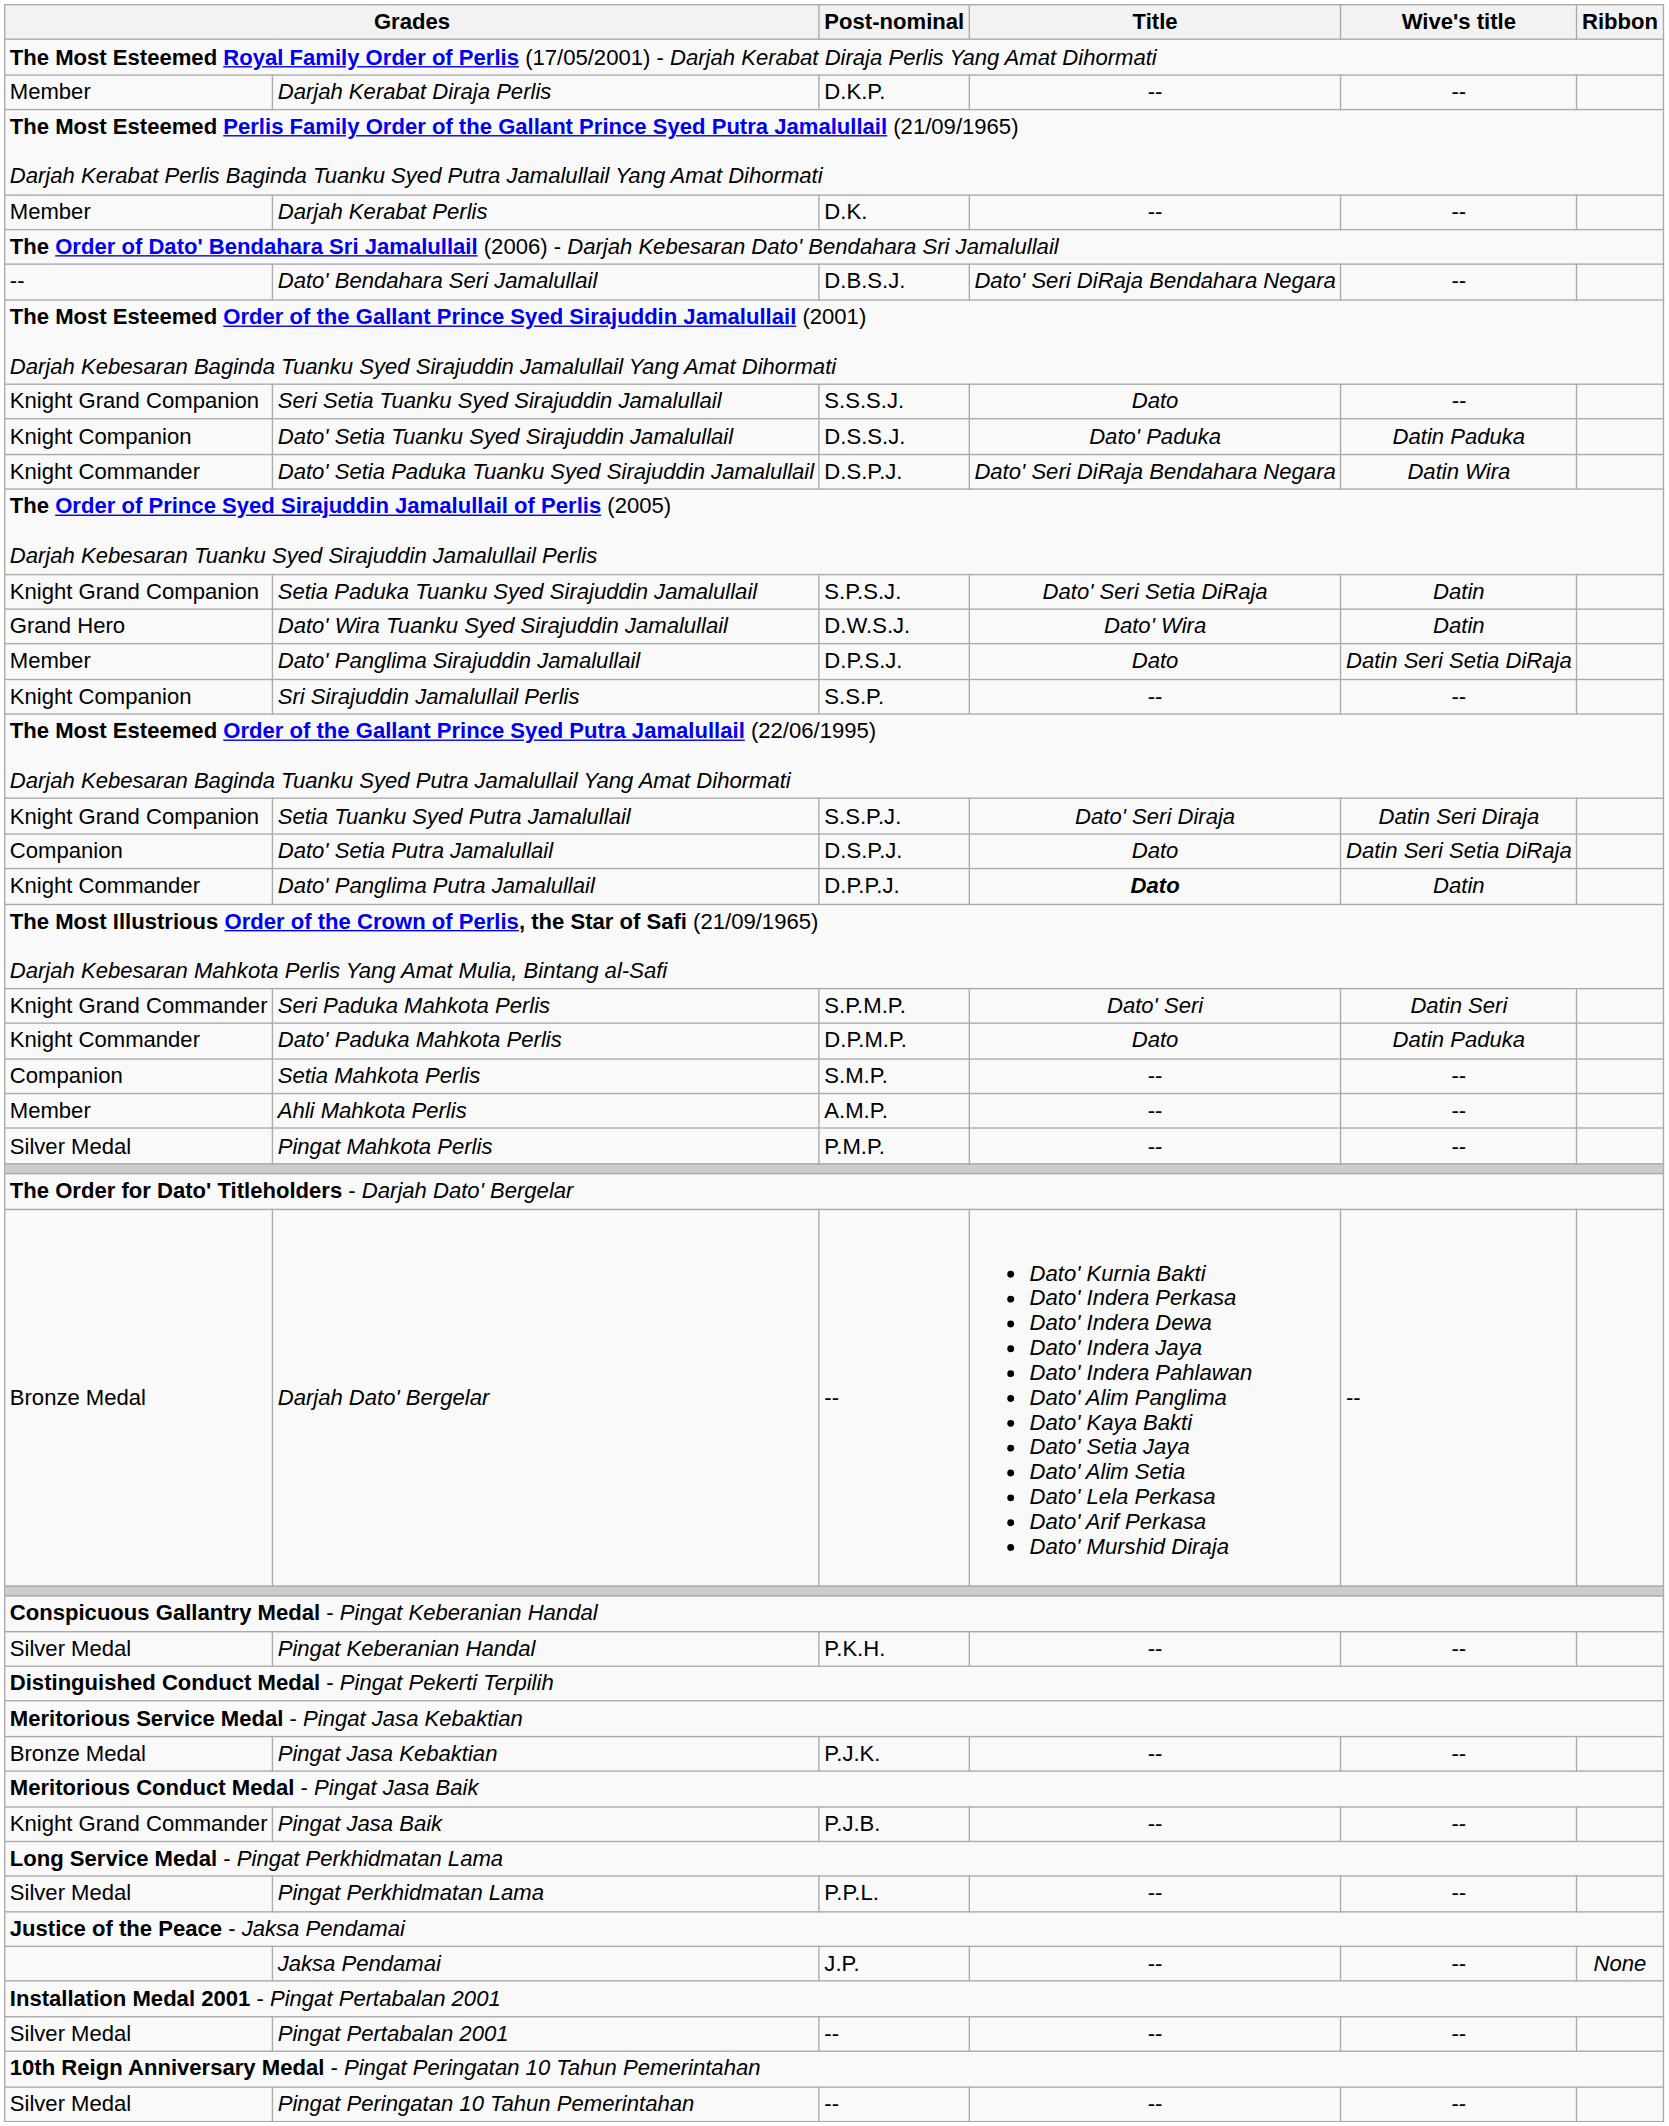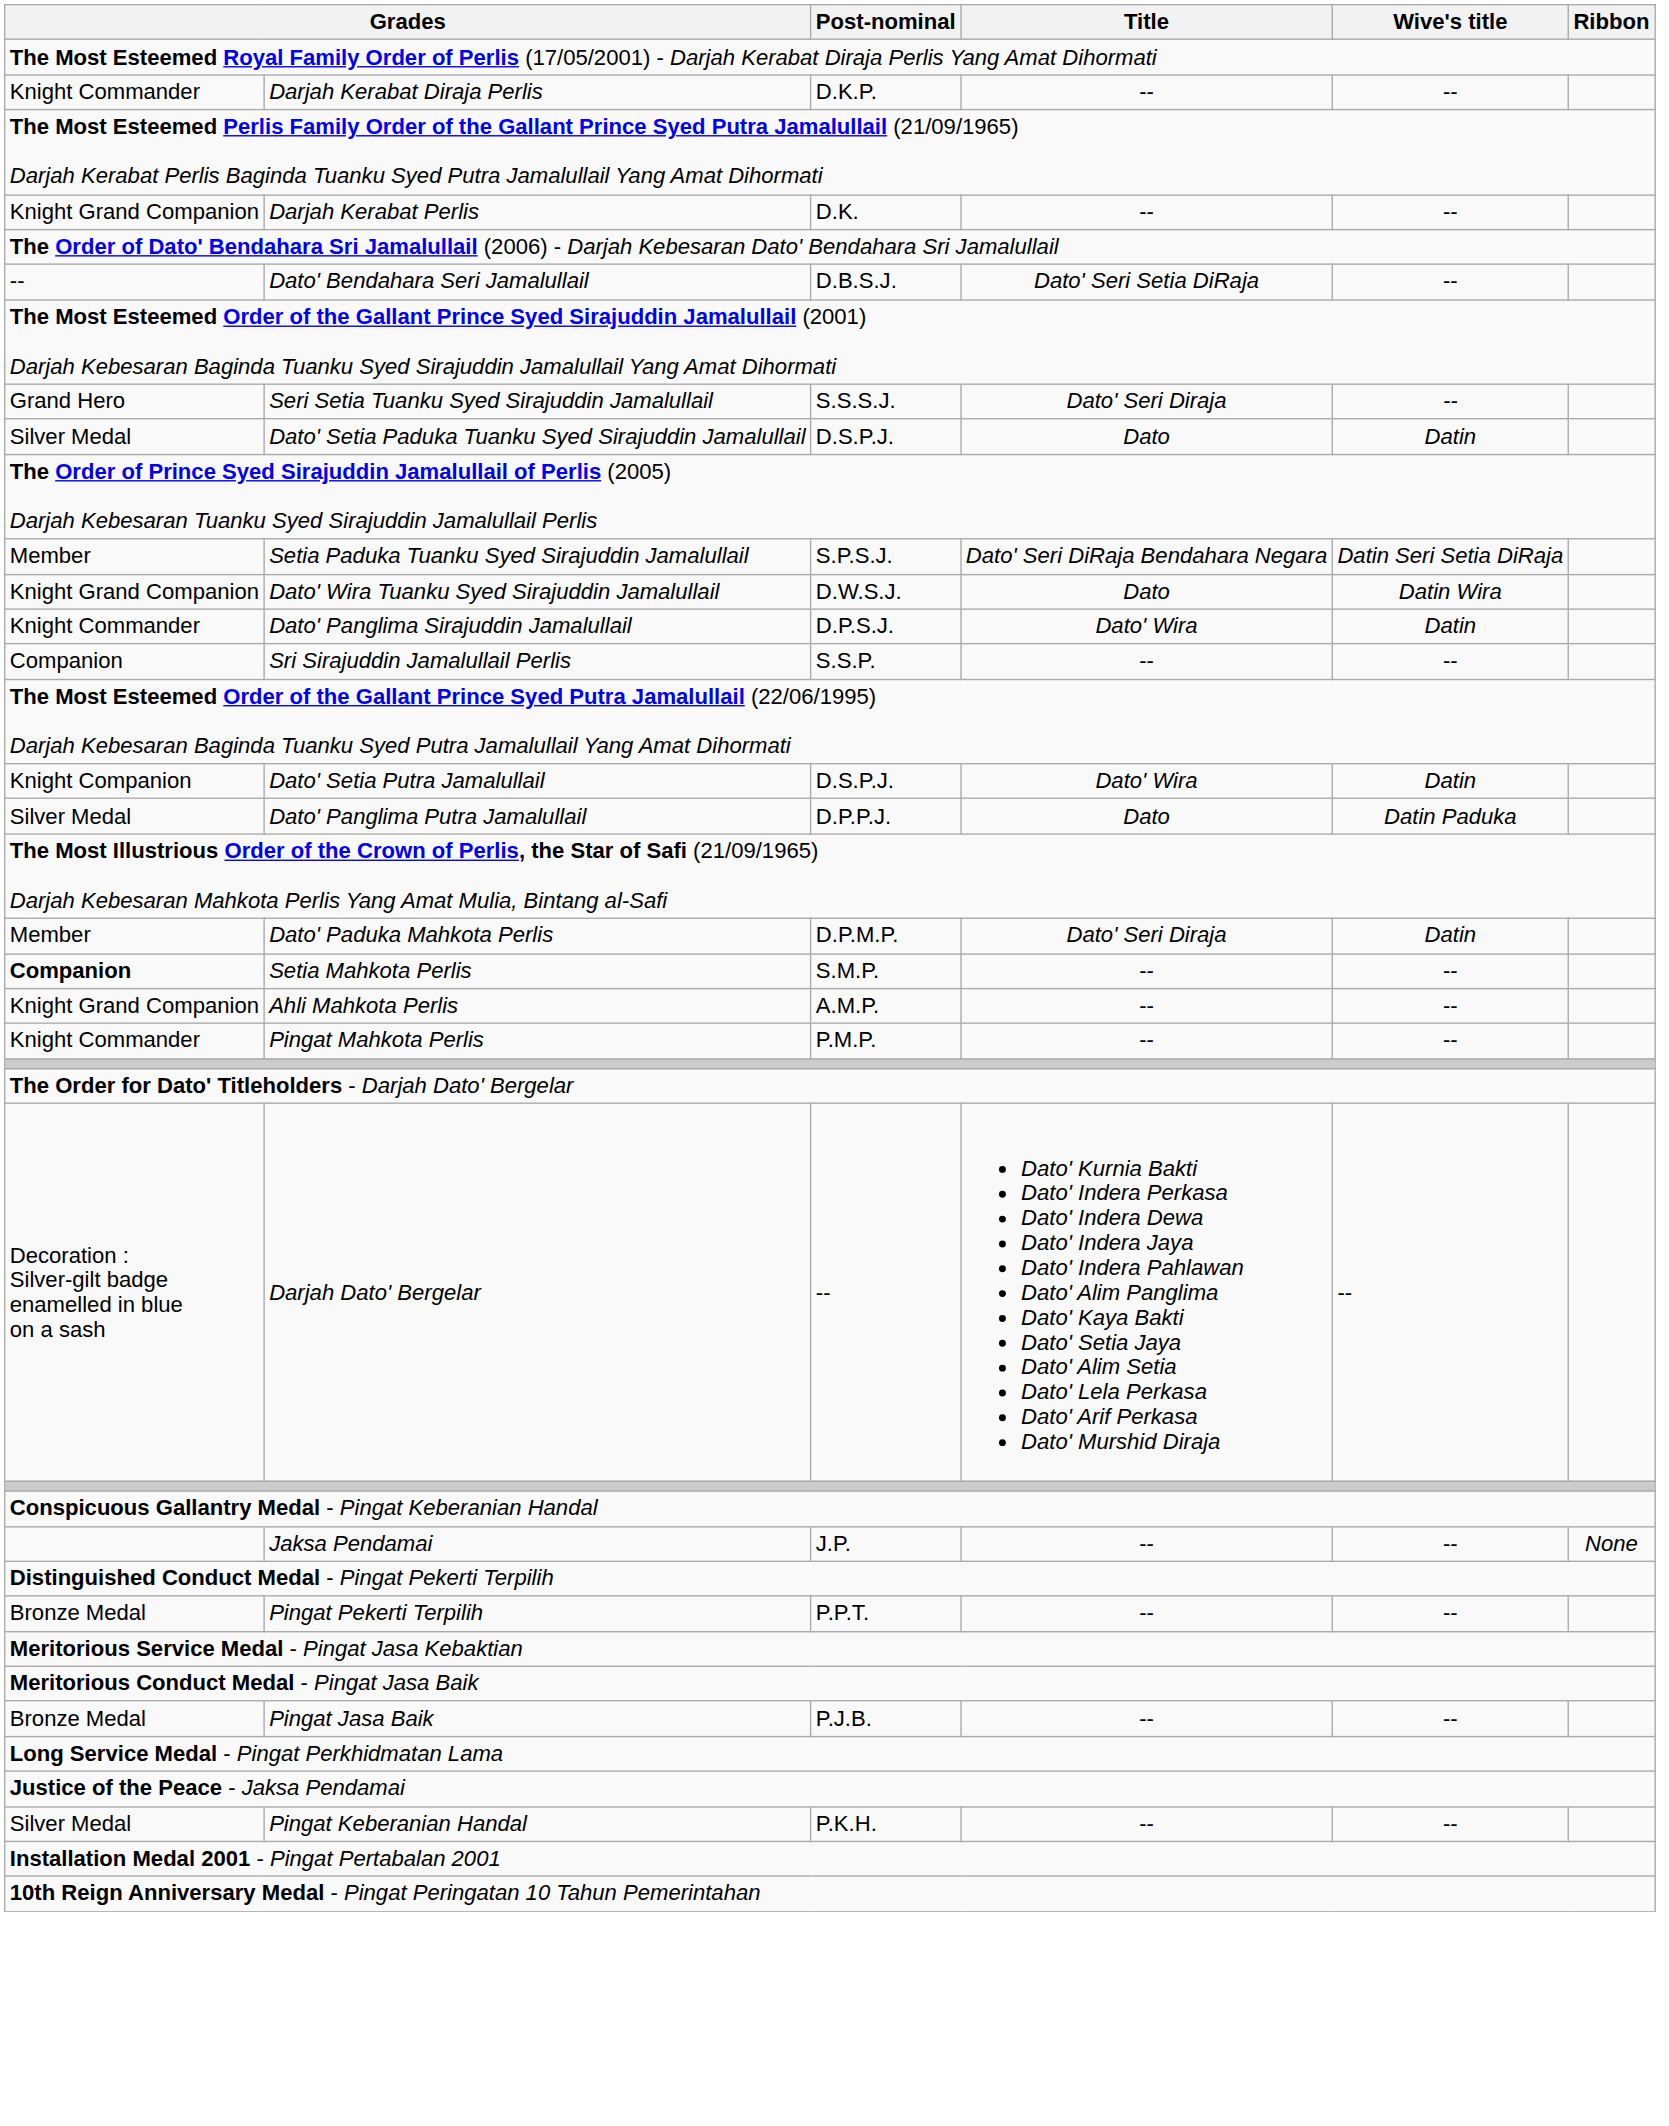(50, 92) Member -> (105, 92) Knight Commander
(50, 211) Member -> (134, 211) Knight Grand Companion
(1155, 281) Dato' Seri DiRaja Bendahara Negara -> (1147, 281) Dato' Seri Setia DiRaja
(134, 401) Knight Grand Companion -> (67, 401) Grand Hero
(1155, 401) Dato -> (1147, 401) Dato' Seri Diraja
- row: (505, 436)
(105, 471) Knight Commander -> (71, 436) Silver Medal
(1155, 471) Dato' Seri DiRaja Bendahara Negara -> (1147, 436) Dato
(1459, 471) Datin Wira -> (1450, 436) Datin
(134, 591) Knight Grand Companion -> (50, 556) Member
(1155, 591) Dato' Seri Setia DiRaja -> (1147, 556) Dato' Seri DiRaja Bendahara Negara
(1459, 591) Datin -> (1450, 556) Datin Seri Setia DiRaja
(67, 626) Grand Hero -> (134, 591) Knight Grand Companion
(1155, 626) Dato' Wira -> (1147, 591) Dato
(1459, 626) Datin -> (1450, 591) Datin Wira
(50, 661) Member -> (105, 626) Knight Commander
(1155, 661) Dato -> (1147, 626) Dato' Wira
(1459, 661) Datin Seri Setia DiRaja -> (1450, 626) Datin
(101, 696) Knight Companion -> (66, 661) Companion
- row: (454, 816)
(66, 851) Companion -> (101, 781) Knight Companion
(1155, 851) Dato -> (1147, 781) Dato' Wira
(1459, 851) Datin Seri Setia DiRaja -> (1450, 781) Datin
(105, 886) Knight Commander -> (71, 816) Silver Medal
(1155, 886) bold -> (1147, 816) normal
(1459, 886) Datin -> (1450, 816) Datin Paduka
- row: (414, 1005)
(105, 1040) Knight Commander -> (50, 935) Member
(1155, 1040) Dato -> (1147, 935) Dato' Seri Diraja
(1459, 1040) Datin Paduka -> (1450, 935) Datin
(66, 1075) normal -> (70, 970) bold
(50, 1110) Member -> (134, 1005) Knight Grand Companion
(71, 1145) Silver Medal -> (105, 1040) Knight Commander
(78, 1397) Bronze Medal -> (96, 1292) Decoration : Silver-gilt badge enamelled in blue on a sash
rows swapped: (407, 1648) <-> (359, 1963)
+ row: (376, 1613)
- row: (388, 1753)
(139, 1823) Knight Grand Commander -> (78, 1718) Bronze Medal
- row: (411, 1893)
- row: (393, 2033)
- row: (486, 2103)
